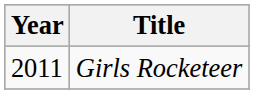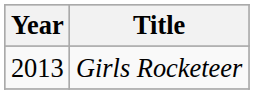(37, 67) 2011 -> (37, 67) 2013
